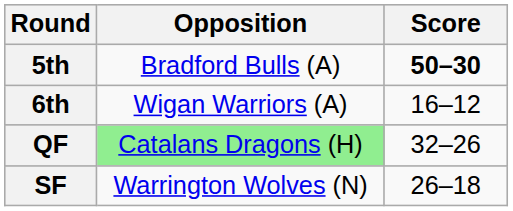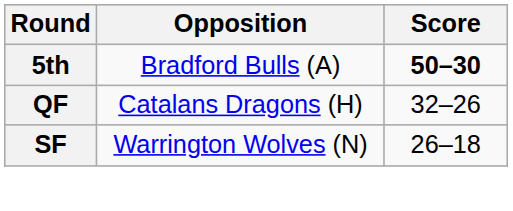- row: (51, 104)
(241, 144) lightgreen background -> (241, 104) no background
